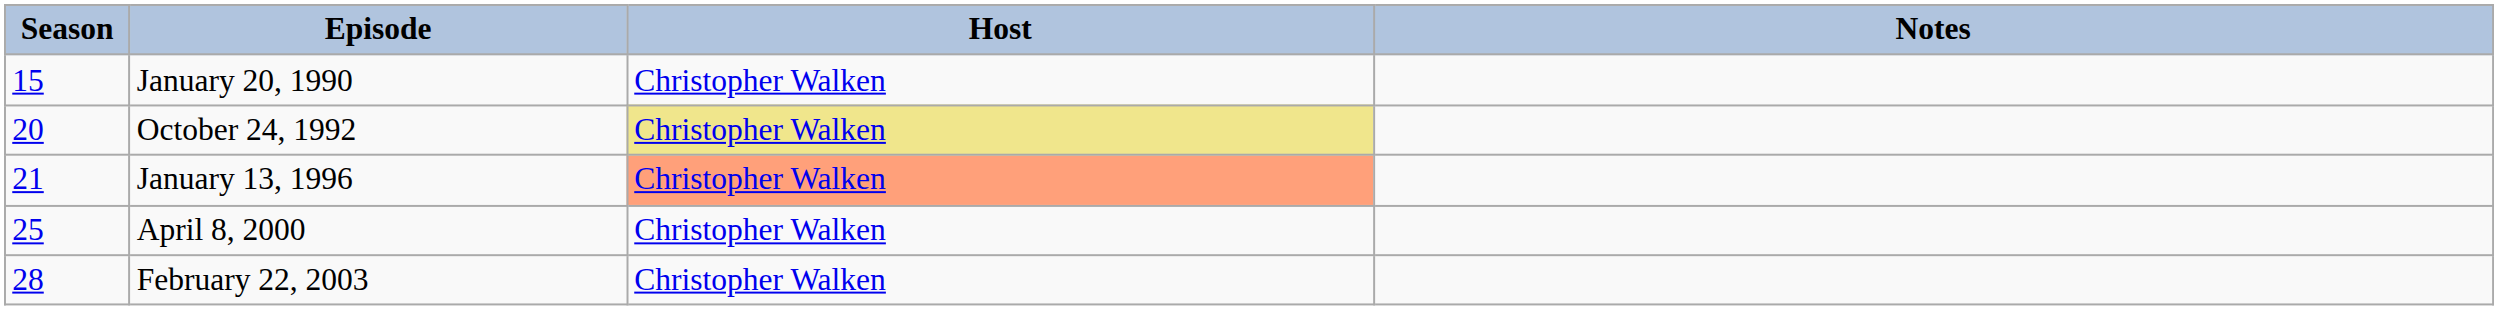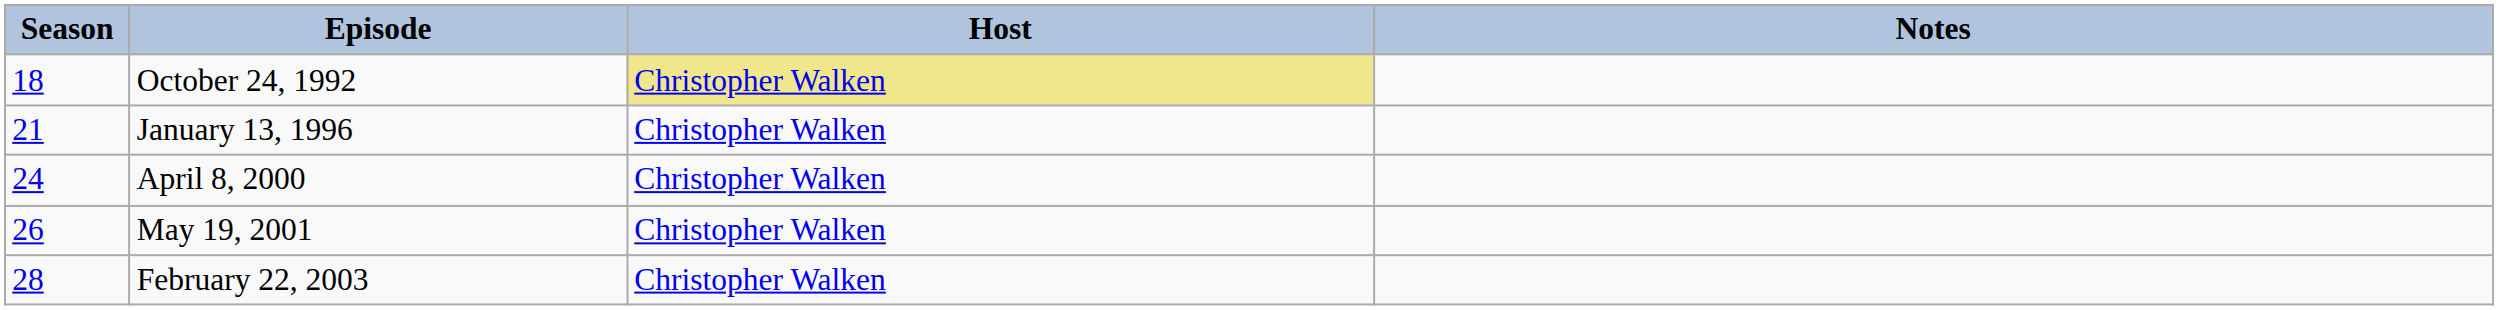- row: (245, 79)
(28, 129) 20 -> (28, 79) 18
(760, 179) lightsalmon background -> (760, 129) no background
(28, 229) 25 -> (28, 179) 24
+ row: (225, 229)
